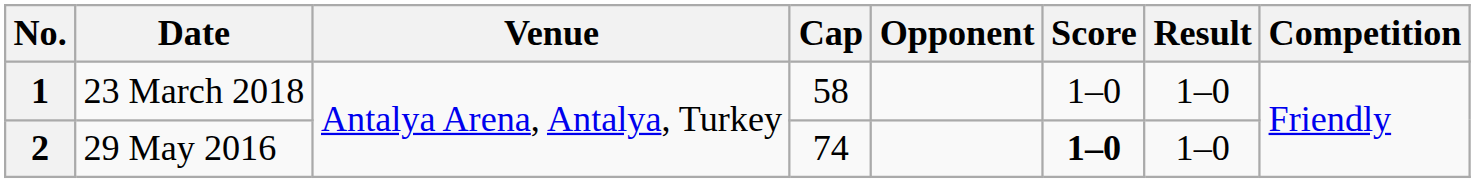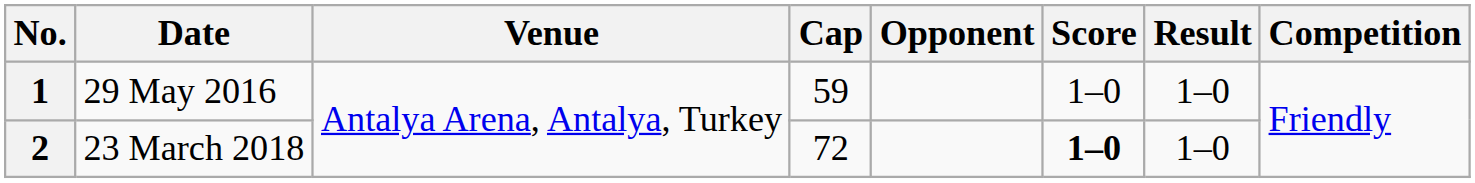(194, 90) 23 March 2018 -> (180, 90) 29 May 2016
(831, 90) 58 -> (831, 90) 59
(180, 147) 29 May 2016 -> (194, 147) 23 March 2018
(831, 147) 74 -> (831, 147) 72
